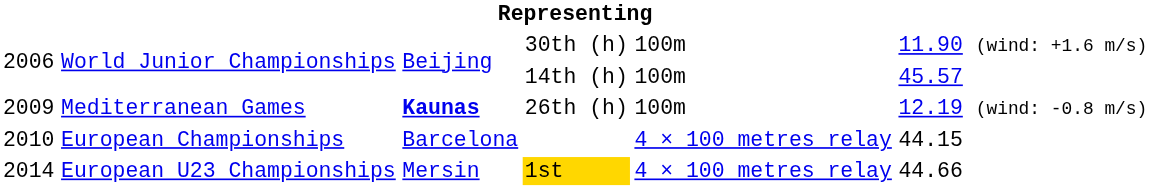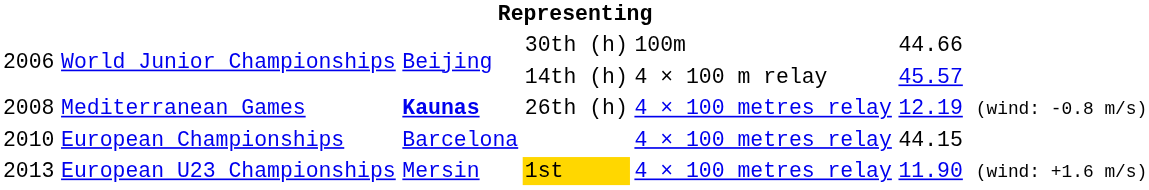(1023, 46) 11.90 (wind: +1.6 m/s) -> (931, 46) 44.66
(660, 77) 100m -> (731, 77) 4 × 100 m relay
(29, 108) 2009 -> (29, 108) 2008
(660, 108) 100m -> (763, 108) 4 × 100 metres relay
(29, 171) 2014 -> (29, 171) 2013
(931, 171) 44.66 -> (1023, 171) 11.90 (wind: +1.6 m/s)
